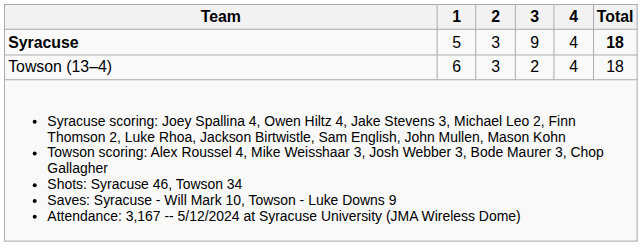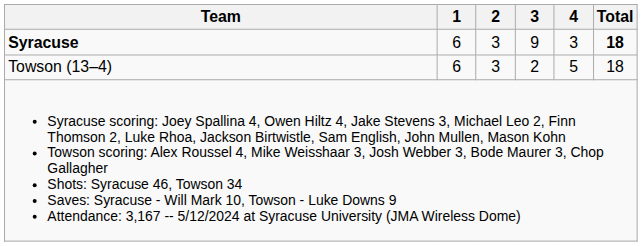(457, 42) 5 -> (457, 42) 6
(574, 42) 4 -> (574, 42) 3
(574, 67) 4 -> (574, 67) 5
